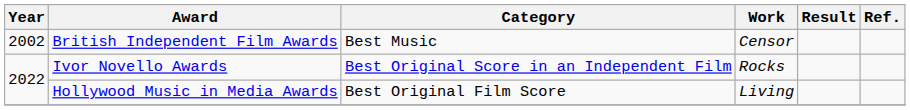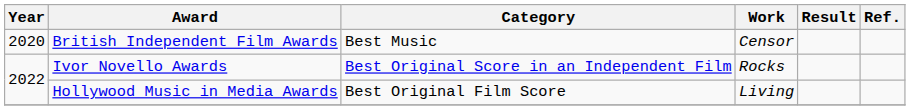(27, 42) 2002 -> (27, 42) 2020
